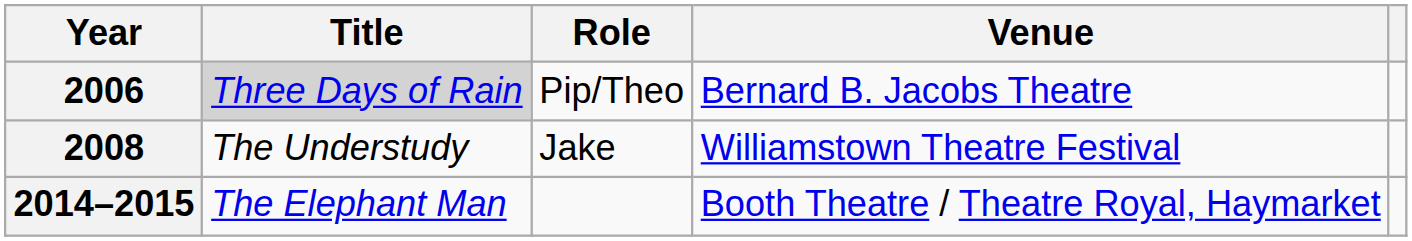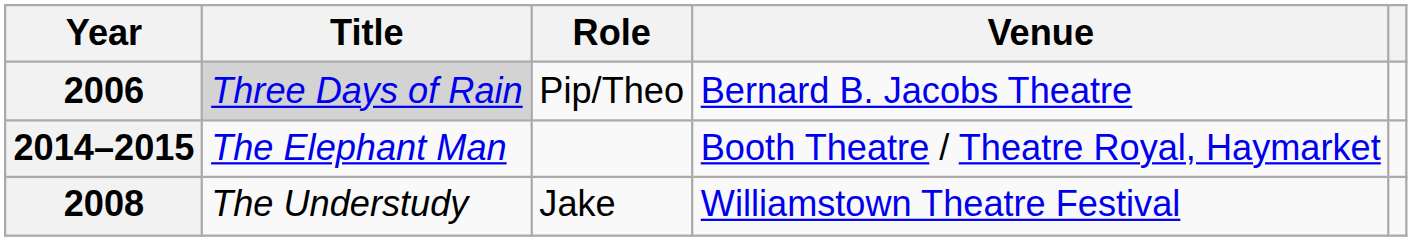rows swapped: (104, 147) <-> (104, 205)
